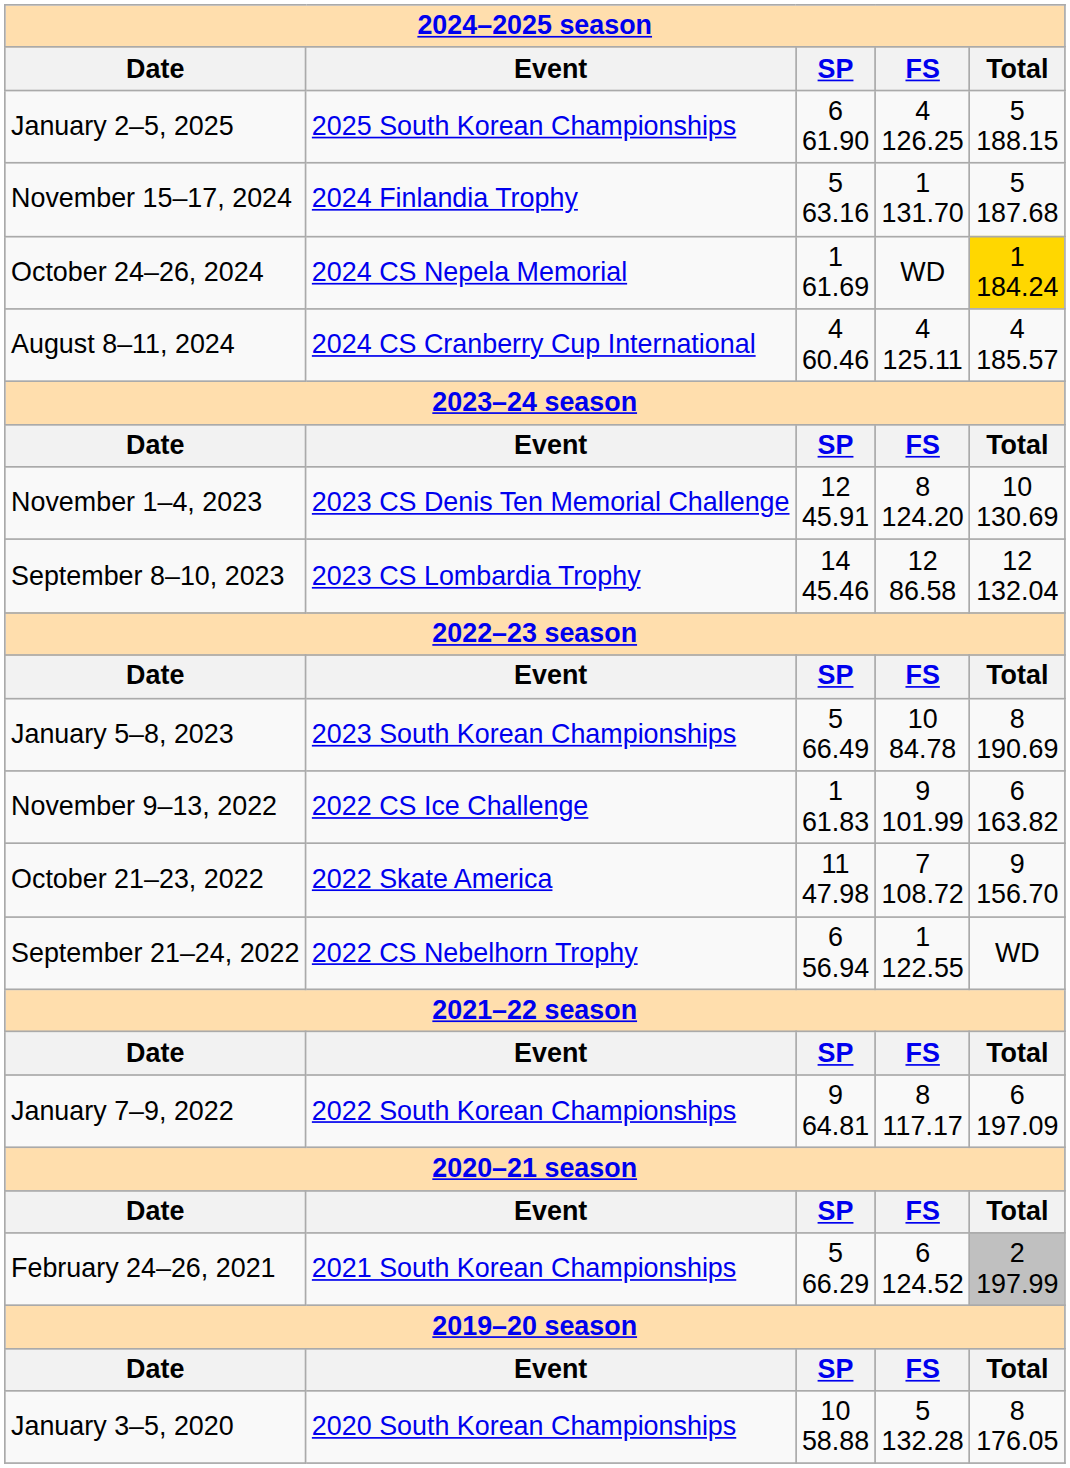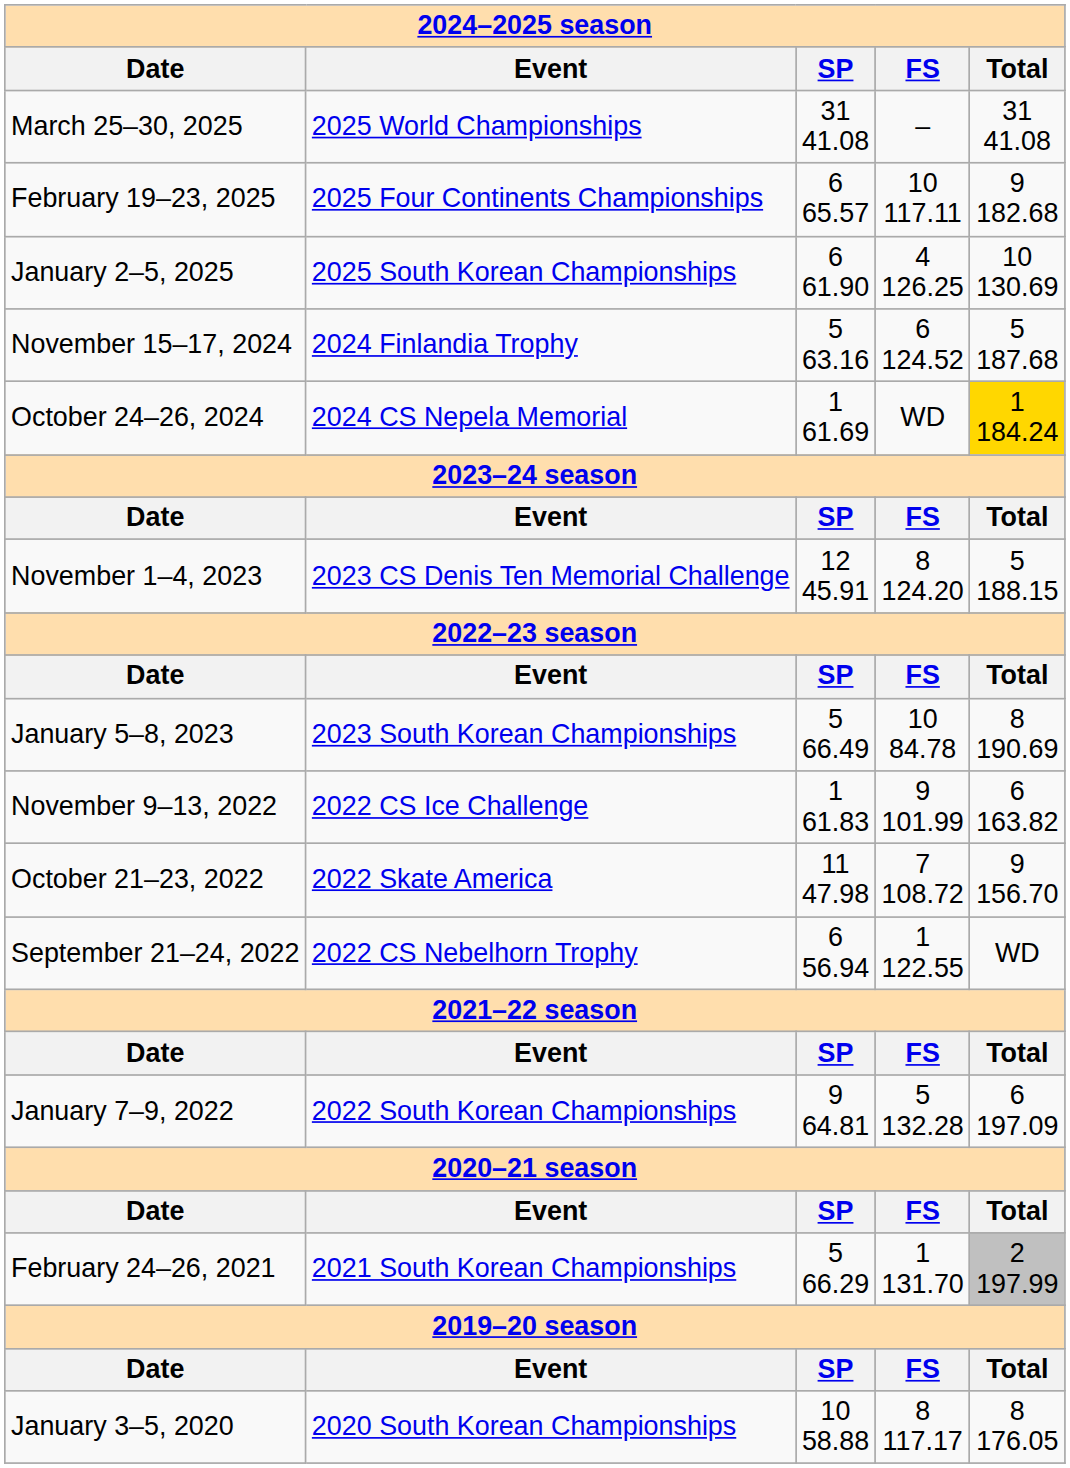+ row: (127, 126)
+ row: (143, 199)
(1017, 126) 5 188.15 -> (1017, 271) 10 130.69
(923, 199) 1 131.70 -> (923, 344) 6 124.52
- row: (123, 344)
(1017, 502) 10 130.69 -> (1017, 575) 5 188.15
- row: (148, 575)
(923, 1110) 8 117.17 -> (923, 1110) 5 132.28
(923, 1268) 6 124.52 -> (923, 1268) 1 131.70
(923, 1426) 5 132.28 -> (923, 1426) 8 117.17
